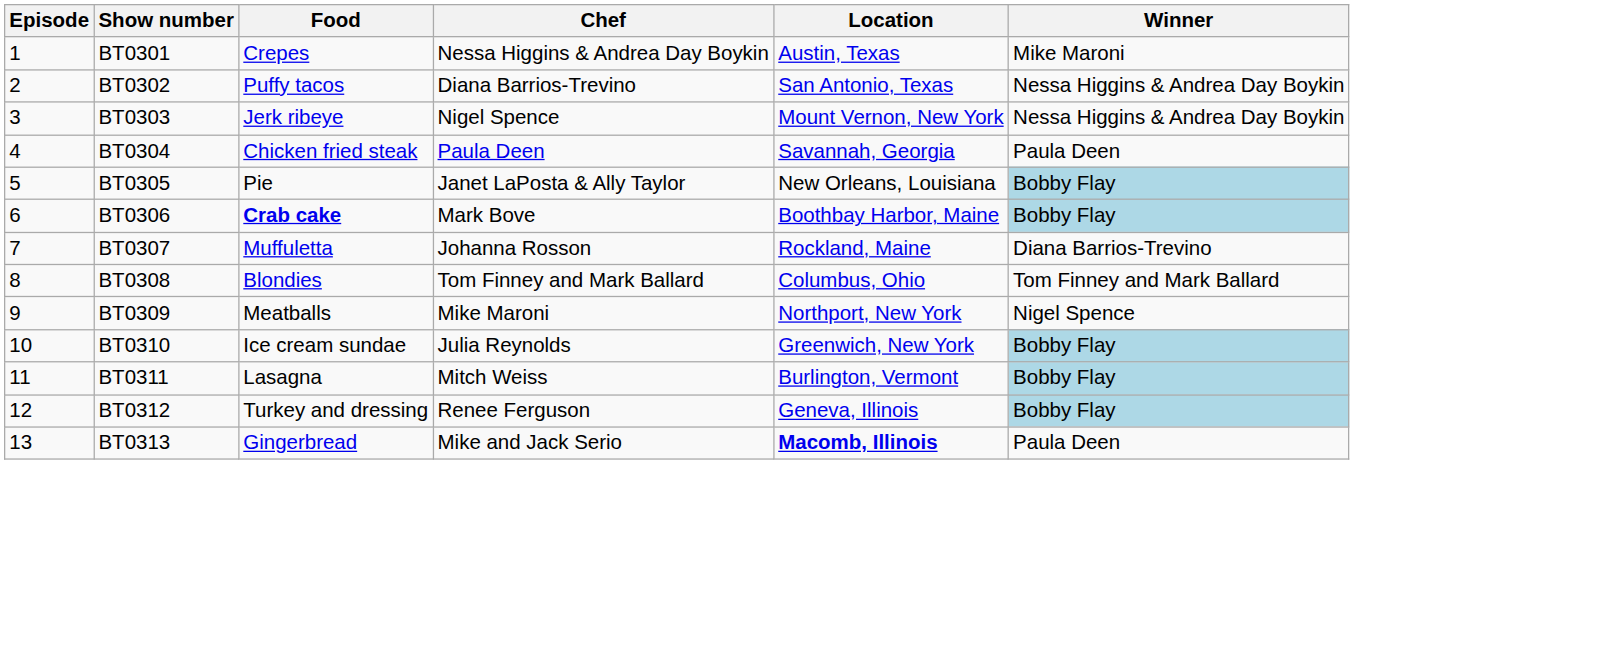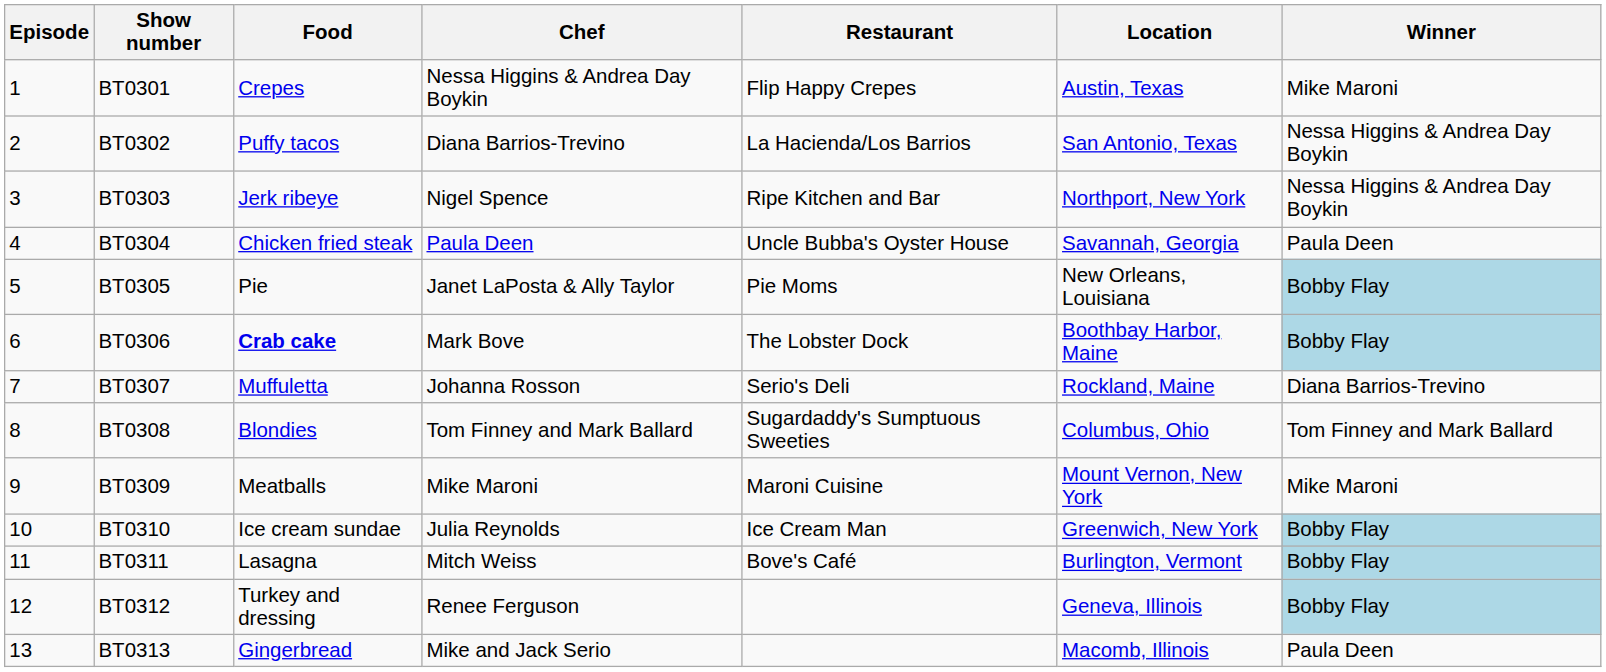+ column: (900, 32)
(891, 118) Mount Vernon, New York -> (1154, 198) Northport, New York
(870, 313) Northport, New York -> (1152, 485) Mount Vernon, New York
(1074, 313) Nigel Spence -> (1342, 485) Mike Maroni
(858, 442) bold -> (1135, 650) normal
